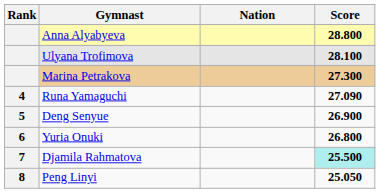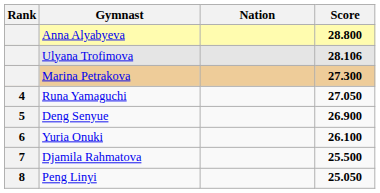(345, 55) 28.100 -> (345, 55) 28.106
(345, 95) 27.090 -> (345, 95) 27.050
(345, 136) 26.800 -> (345, 136) 26.100
(345, 157) paleturquoise background -> (345, 157) no background
